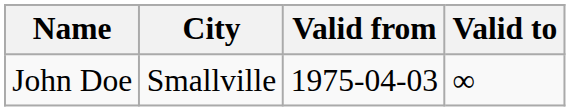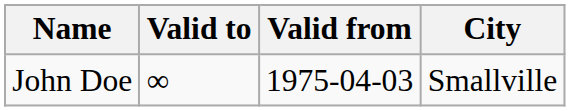columns swapped: (212, 29) <-> (505, 29)
